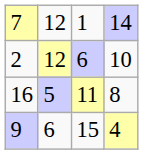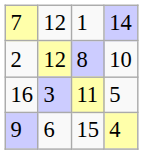(82, 58) 6 -> (82, 58) 8
(49, 94) 5 -> (49, 94) 3
(115, 94) 8 -> (115, 94) 5
